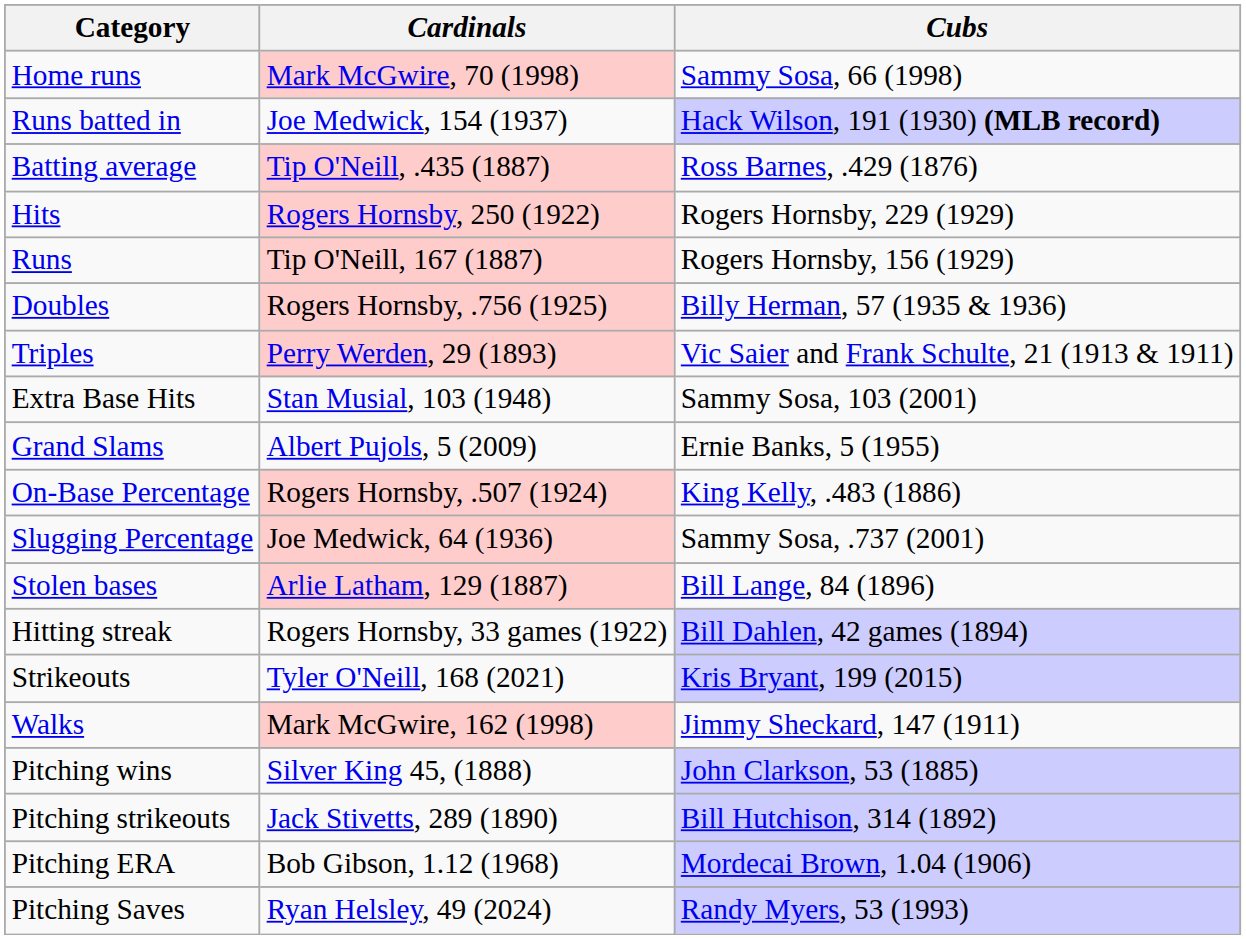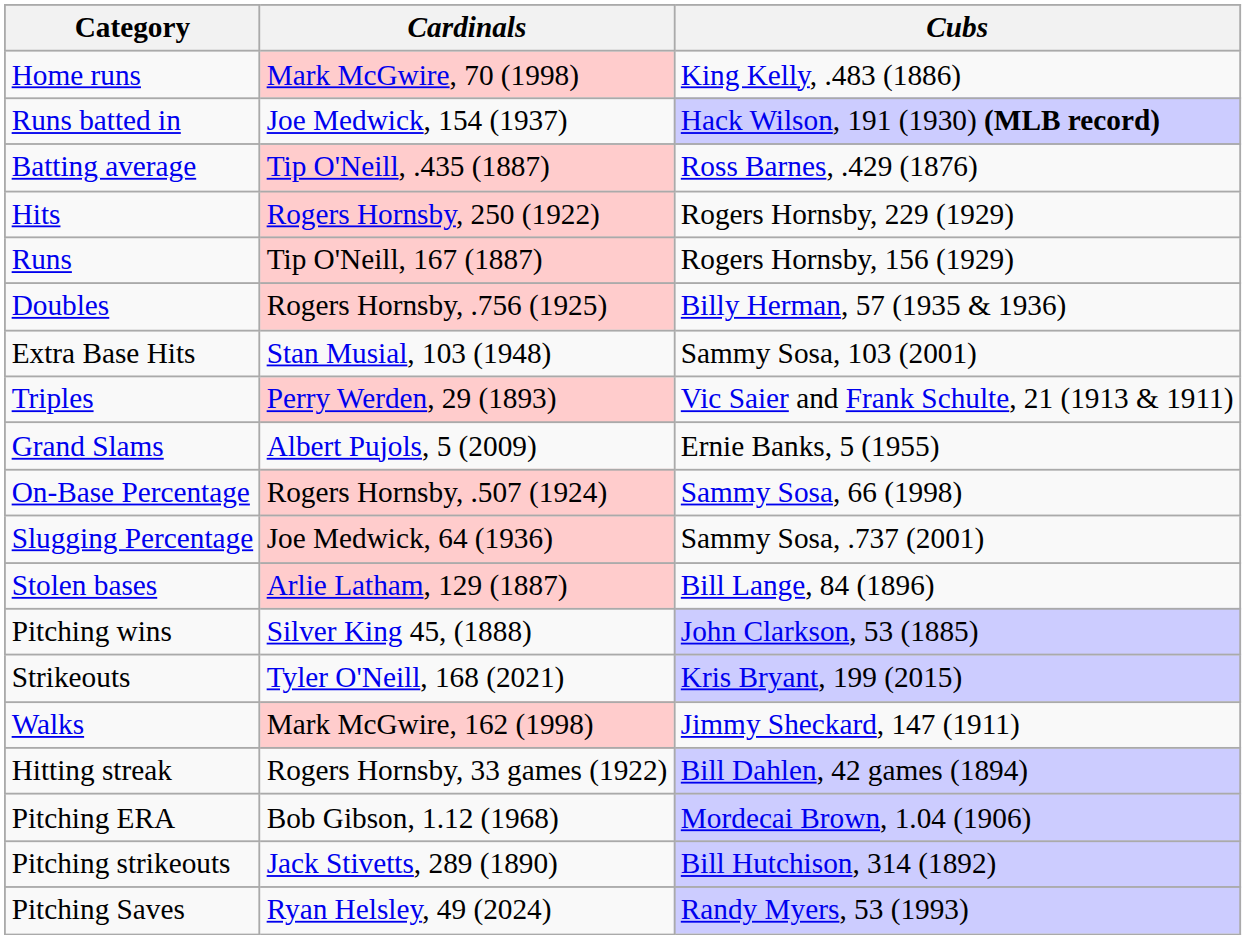(822, 74) Sammy Sosa, 66 (1998) -> (821, 74) King Kelly, .483 (1886)
rows swapped: (53, 352) <-> (104, 399)
(821, 492) King Kelly, .483 (1886) -> (822, 492) Sammy Sosa, 66 (1998)
rows swapped: (92, 631) <-> (92, 770)
rows swapped: (121, 817) <-> (93, 863)
